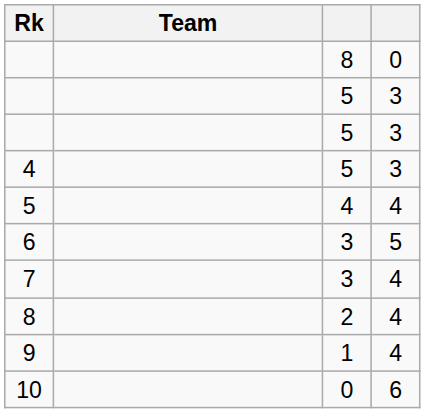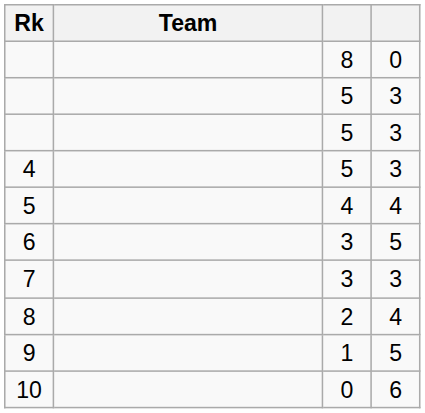(396, 279) 4 -> (396, 279) 3
(396, 352) 4 -> (396, 352) 5
